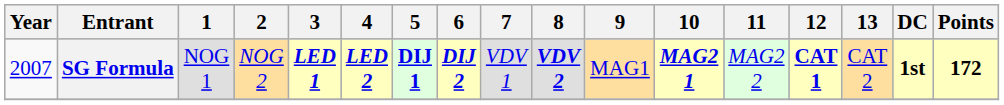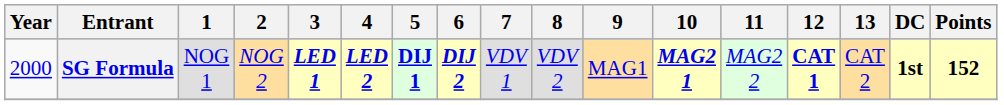(31, 68) 2007 -> (31, 68) 2000
(558, 68) bold -> (557, 68) normal
(966, 68) 172 -> (963, 68) 152
